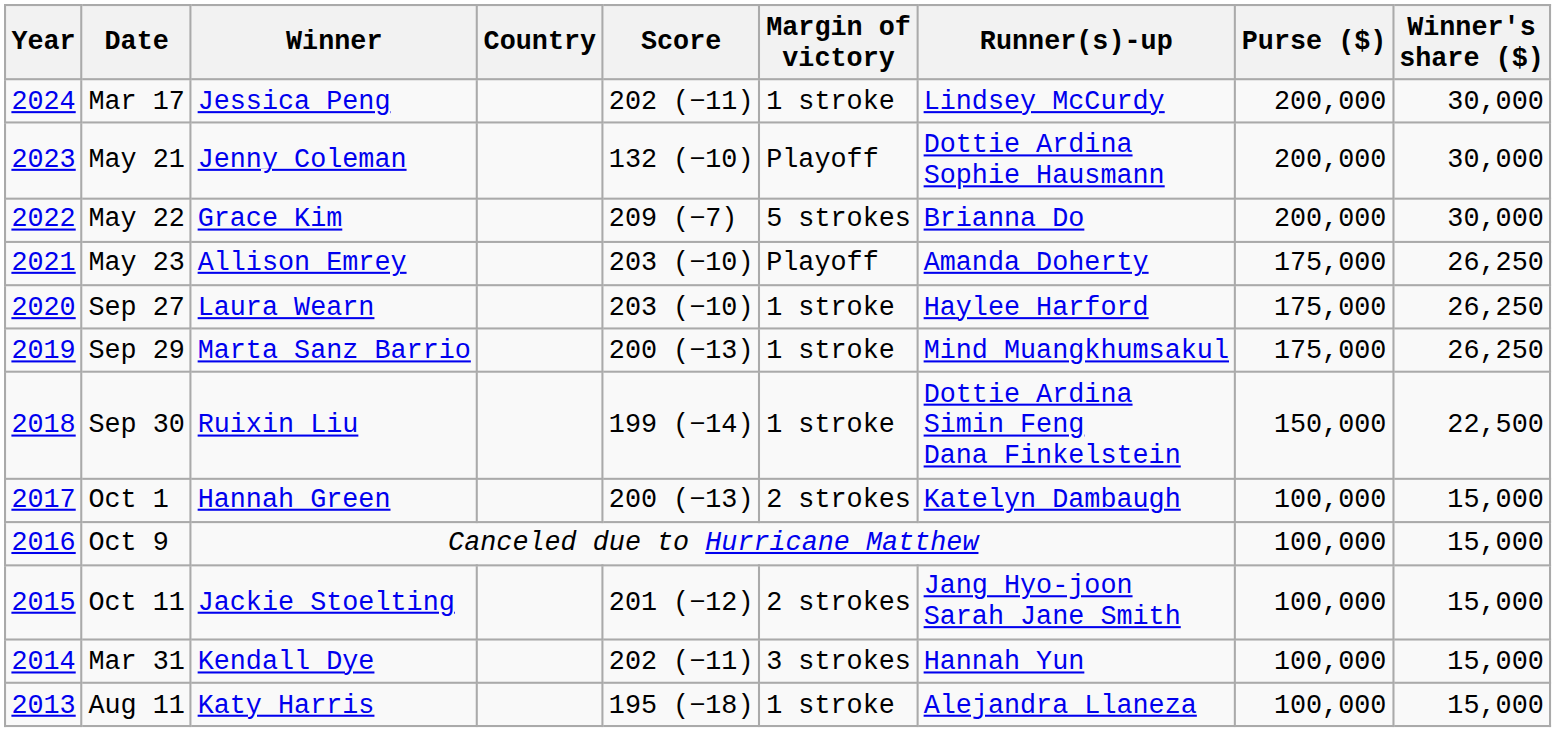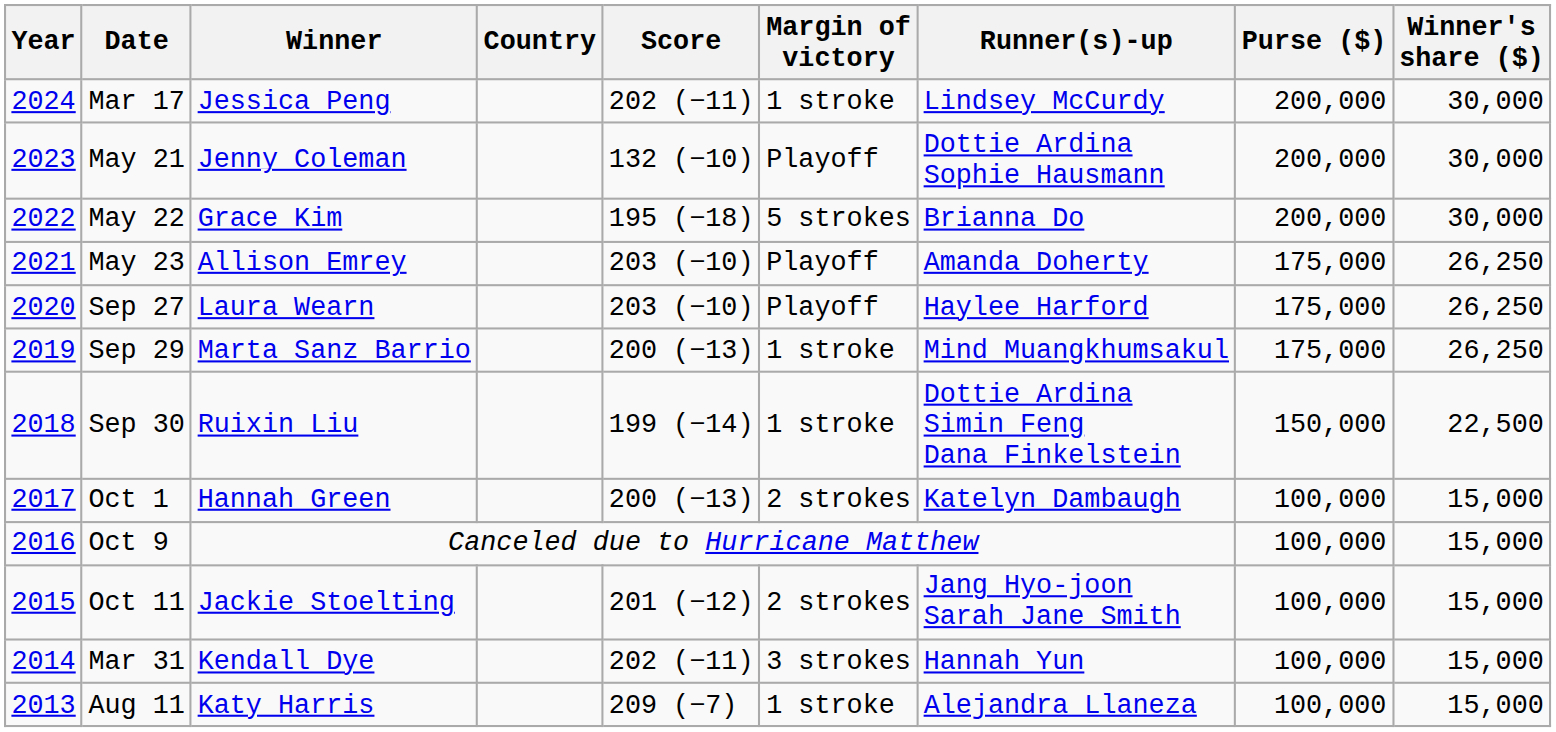(673, 220) 209 (−7) -> (681, 220) 195 (−18)
(831, 307) 1 stroke -> (822, 307) Playoff
(681, 705) 195 (−18) -> (673, 705) 209 (−7)
